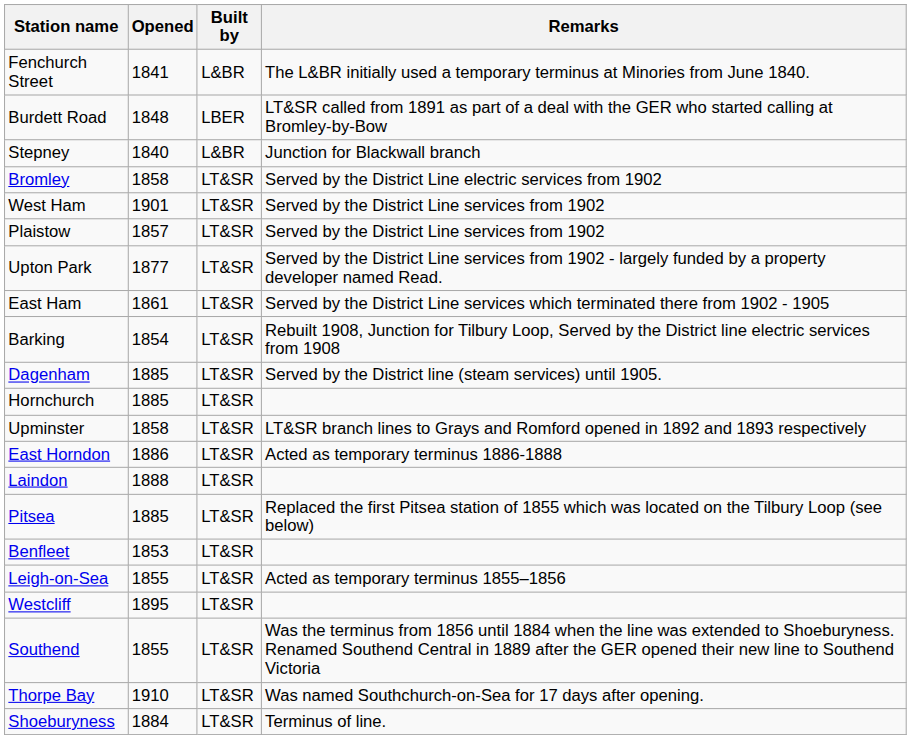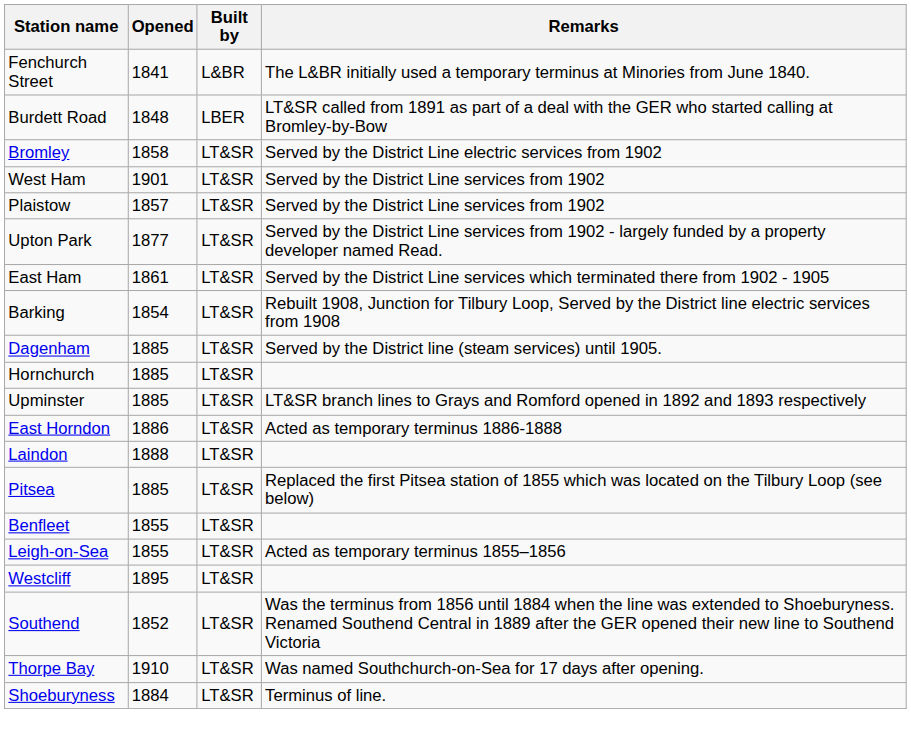- row: (39, 153)
(150, 427) 1858 -> (150, 401) 1885
(150, 552) 1853 -> (150, 525) 1855
(150, 650) 1855 -> (150, 623) 1852
